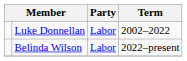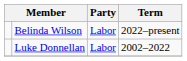rows swapped: (50, 30) <-> (48, 47)
